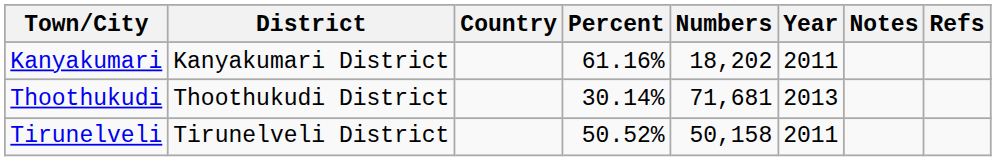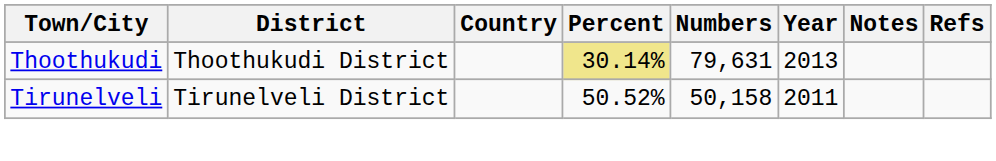- row: (86, 61)
(623, 99) no background -> (623, 61) khaki background
(731, 99) 71,681 -> (731, 61) 79,631
